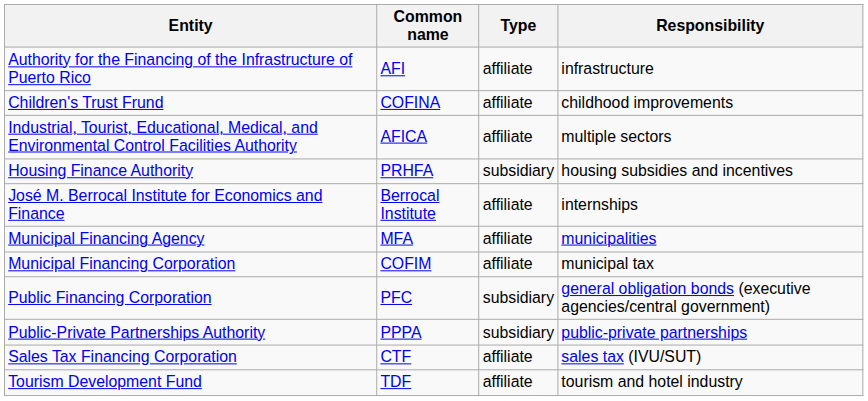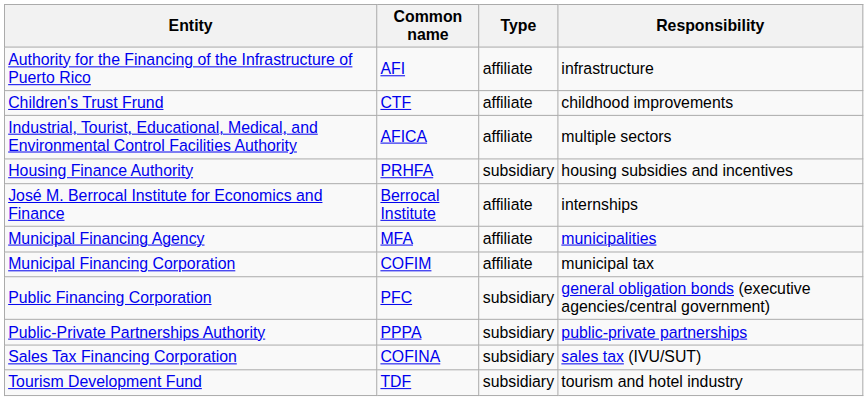(410, 102) COFINA -> (396, 102) CTF
(396, 357) CTF -> (410, 357) COFINA
(508, 357) affiliate -> (518, 357) subsidiary
(508, 382) affiliate -> (518, 382) subsidiary
